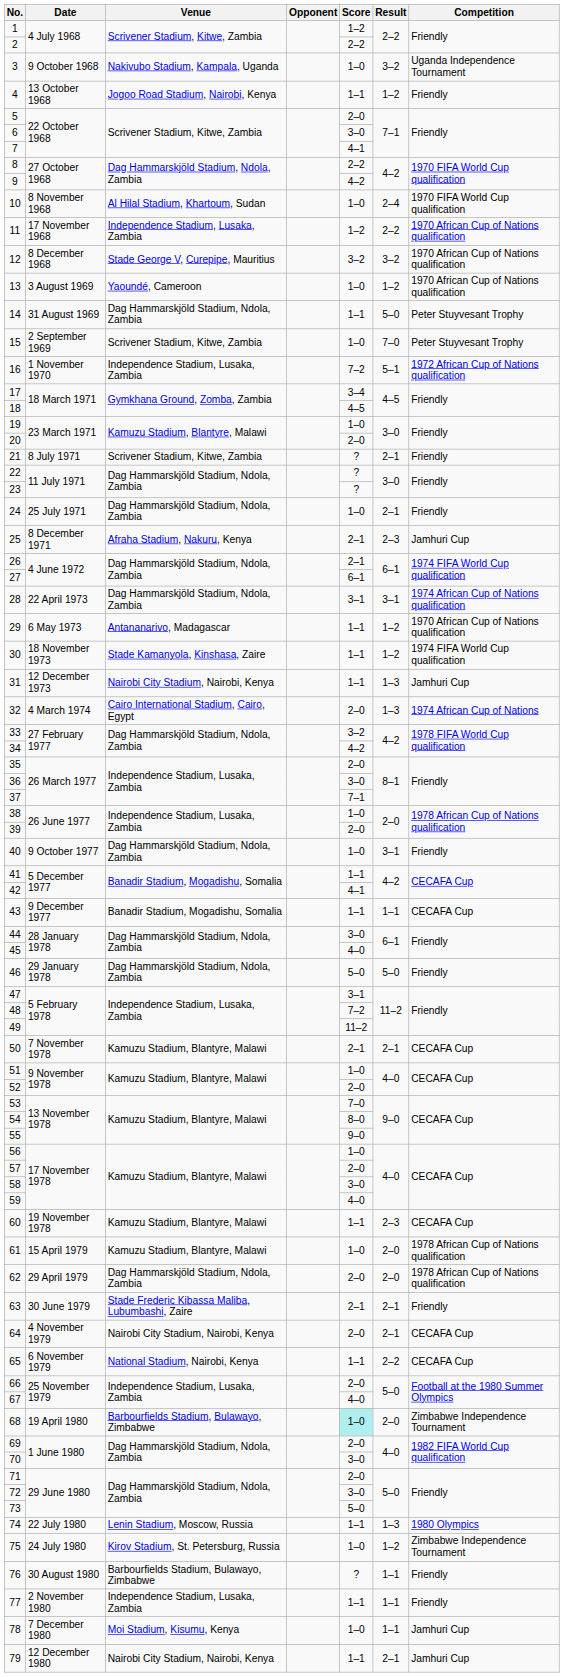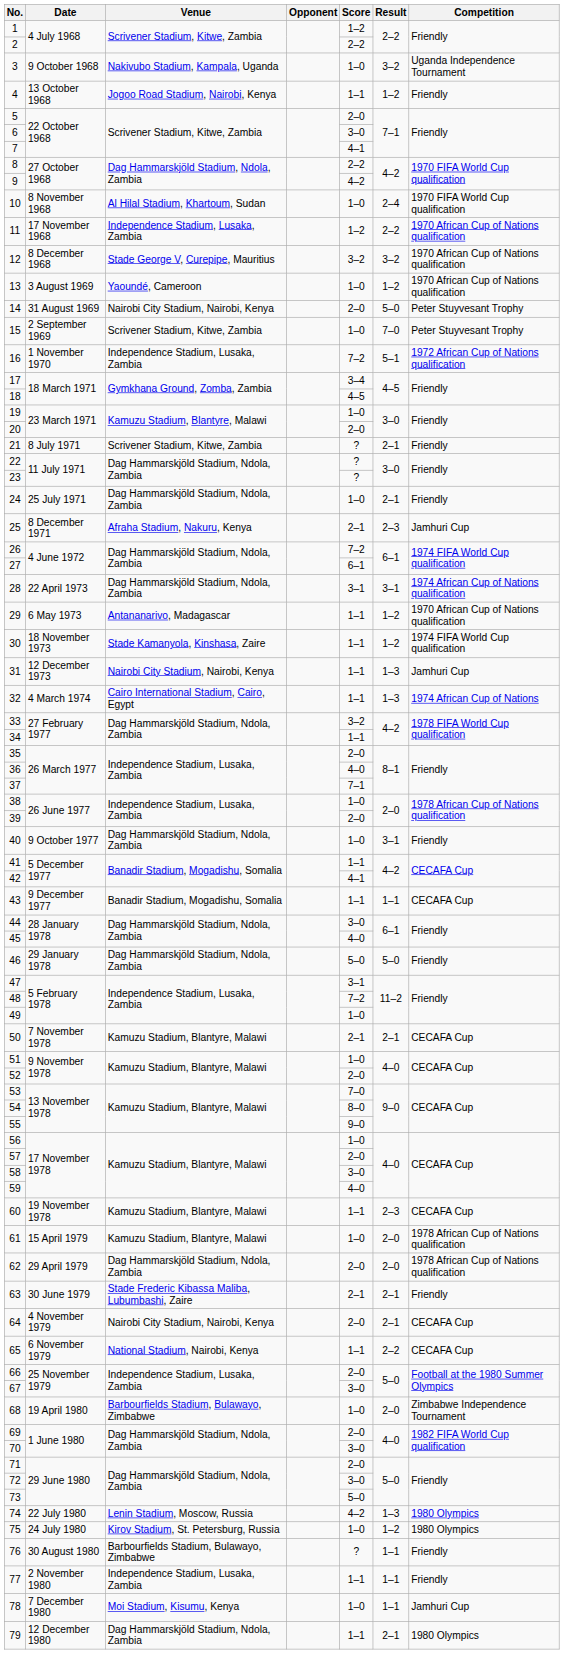(189, 314) Dag Hammarskjöld Stadium, Ndola, Zambia -> (191, 309) Nairobi City Stadium, Nairobi, Kenya
(356, 314) 1–1 -> (356, 309) 2–0
(356, 561) 2–1 -> (356, 550) 7–2
(356, 710) 2–0 -> (356, 699) 1–1
(356, 749) 4–2 -> (356, 737) 1–1
(356, 781) 3–0 -> (356, 770) 4–0
(356, 1027) 11–2 -> (356, 1015) 1–0
(356, 1400) 4–0 -> (356, 1388) 3–0
(356, 1422) paleturquoise background -> (356, 1410) no background
(356, 1525) 1–1 -> (356, 1513) 4–2
(469, 1547) Zimbabwe Independence Tournament -> (445, 1530) 1980 Olympics
(191, 1658) Nairobi City Stadium, Nairobi, Kenya -> (189, 1635) Dag Hammarskjöld Stadium, Ndola, Zambia
(440, 1658) Jamhuri Cup -> (445, 1635) 1980 Olympics
